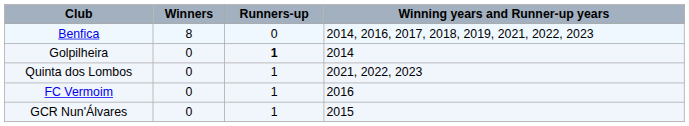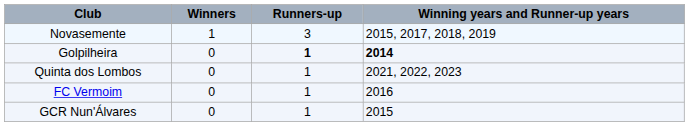- row: (79, 33)
+ row: (88, 33)
(340, 53) normal -> (379, 53) bold
